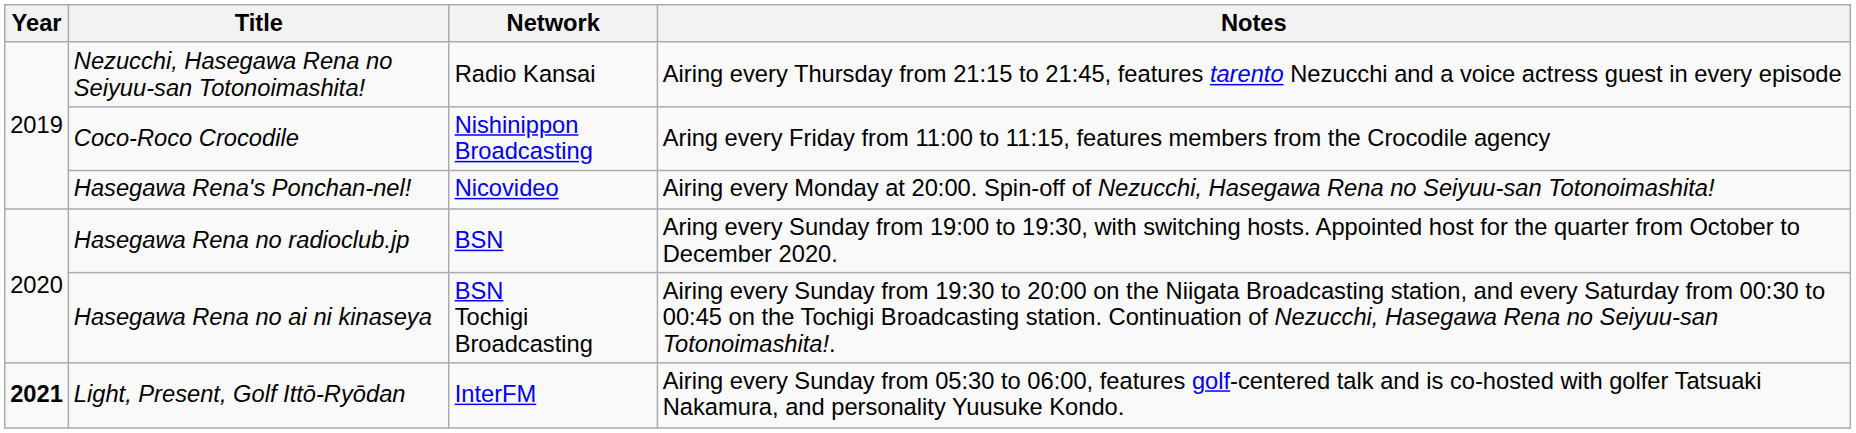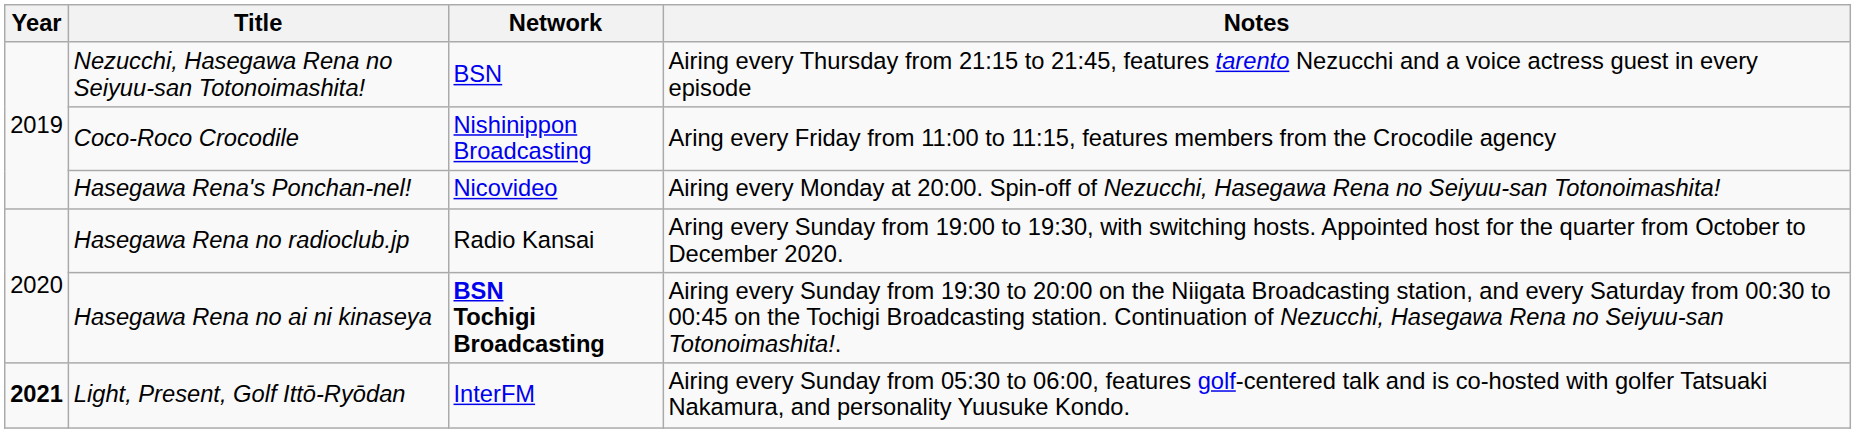(525, 74) Radio Kansai -> (478, 74) BSN
(479, 240) BSN -> (524, 240) Radio Kansai
(524, 317) normal -> (529, 317) bold
